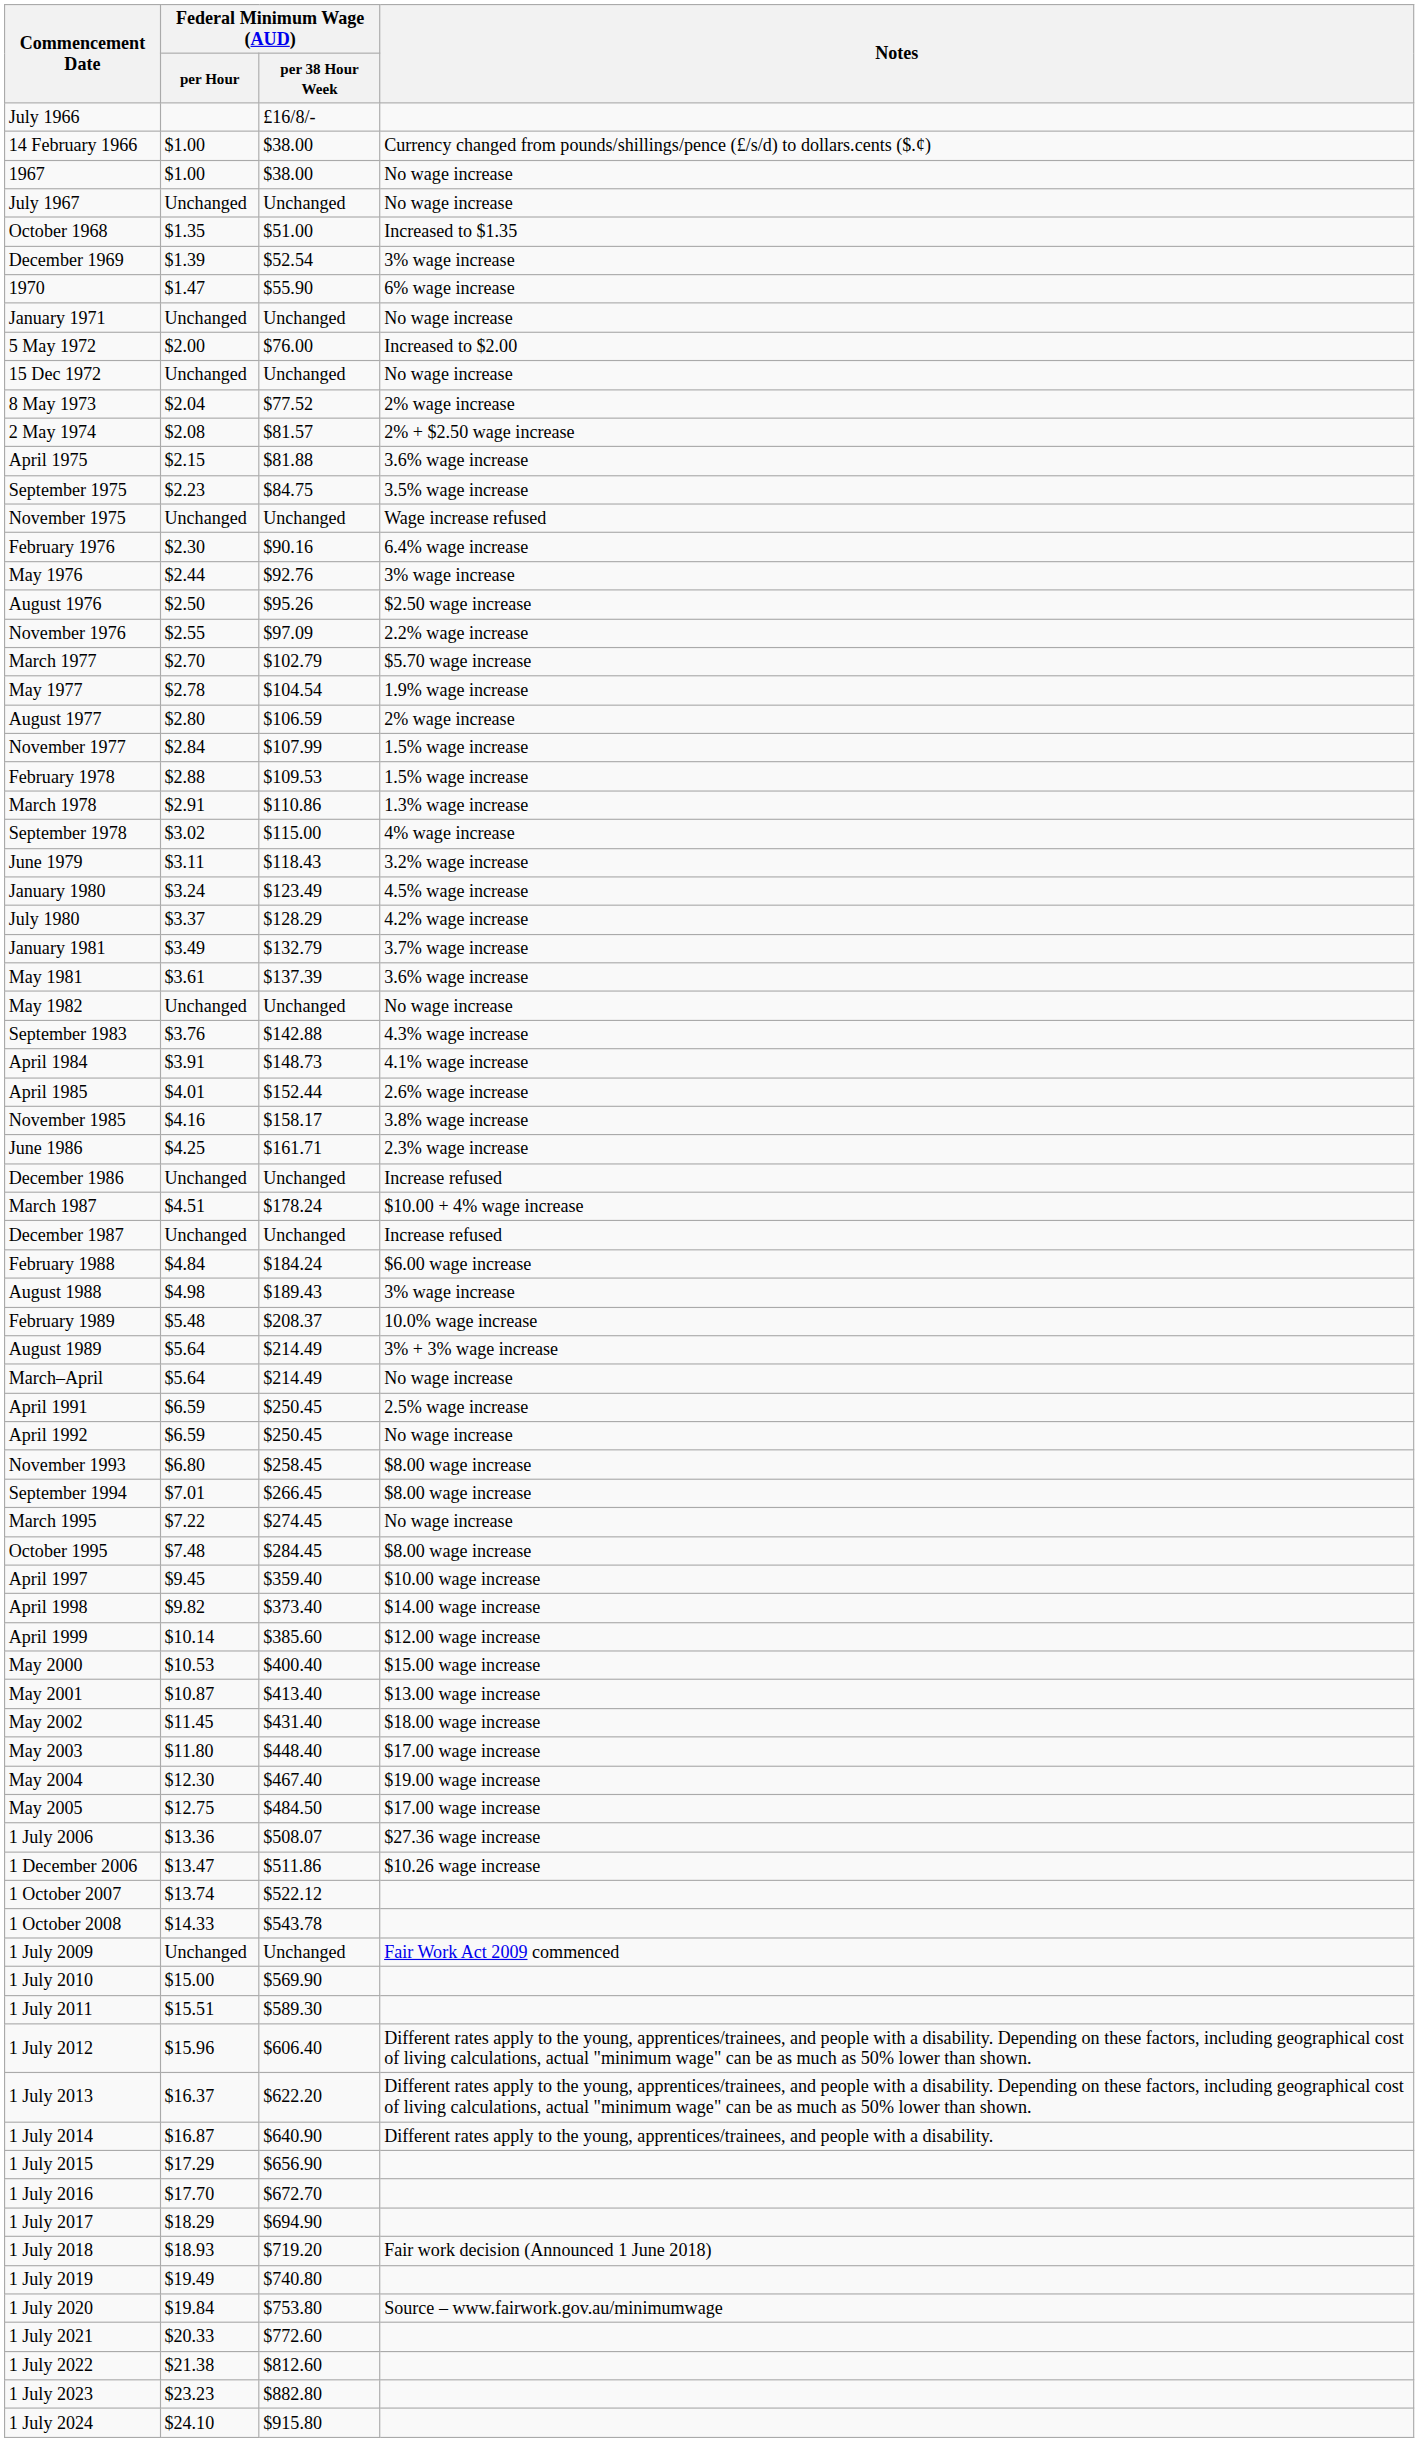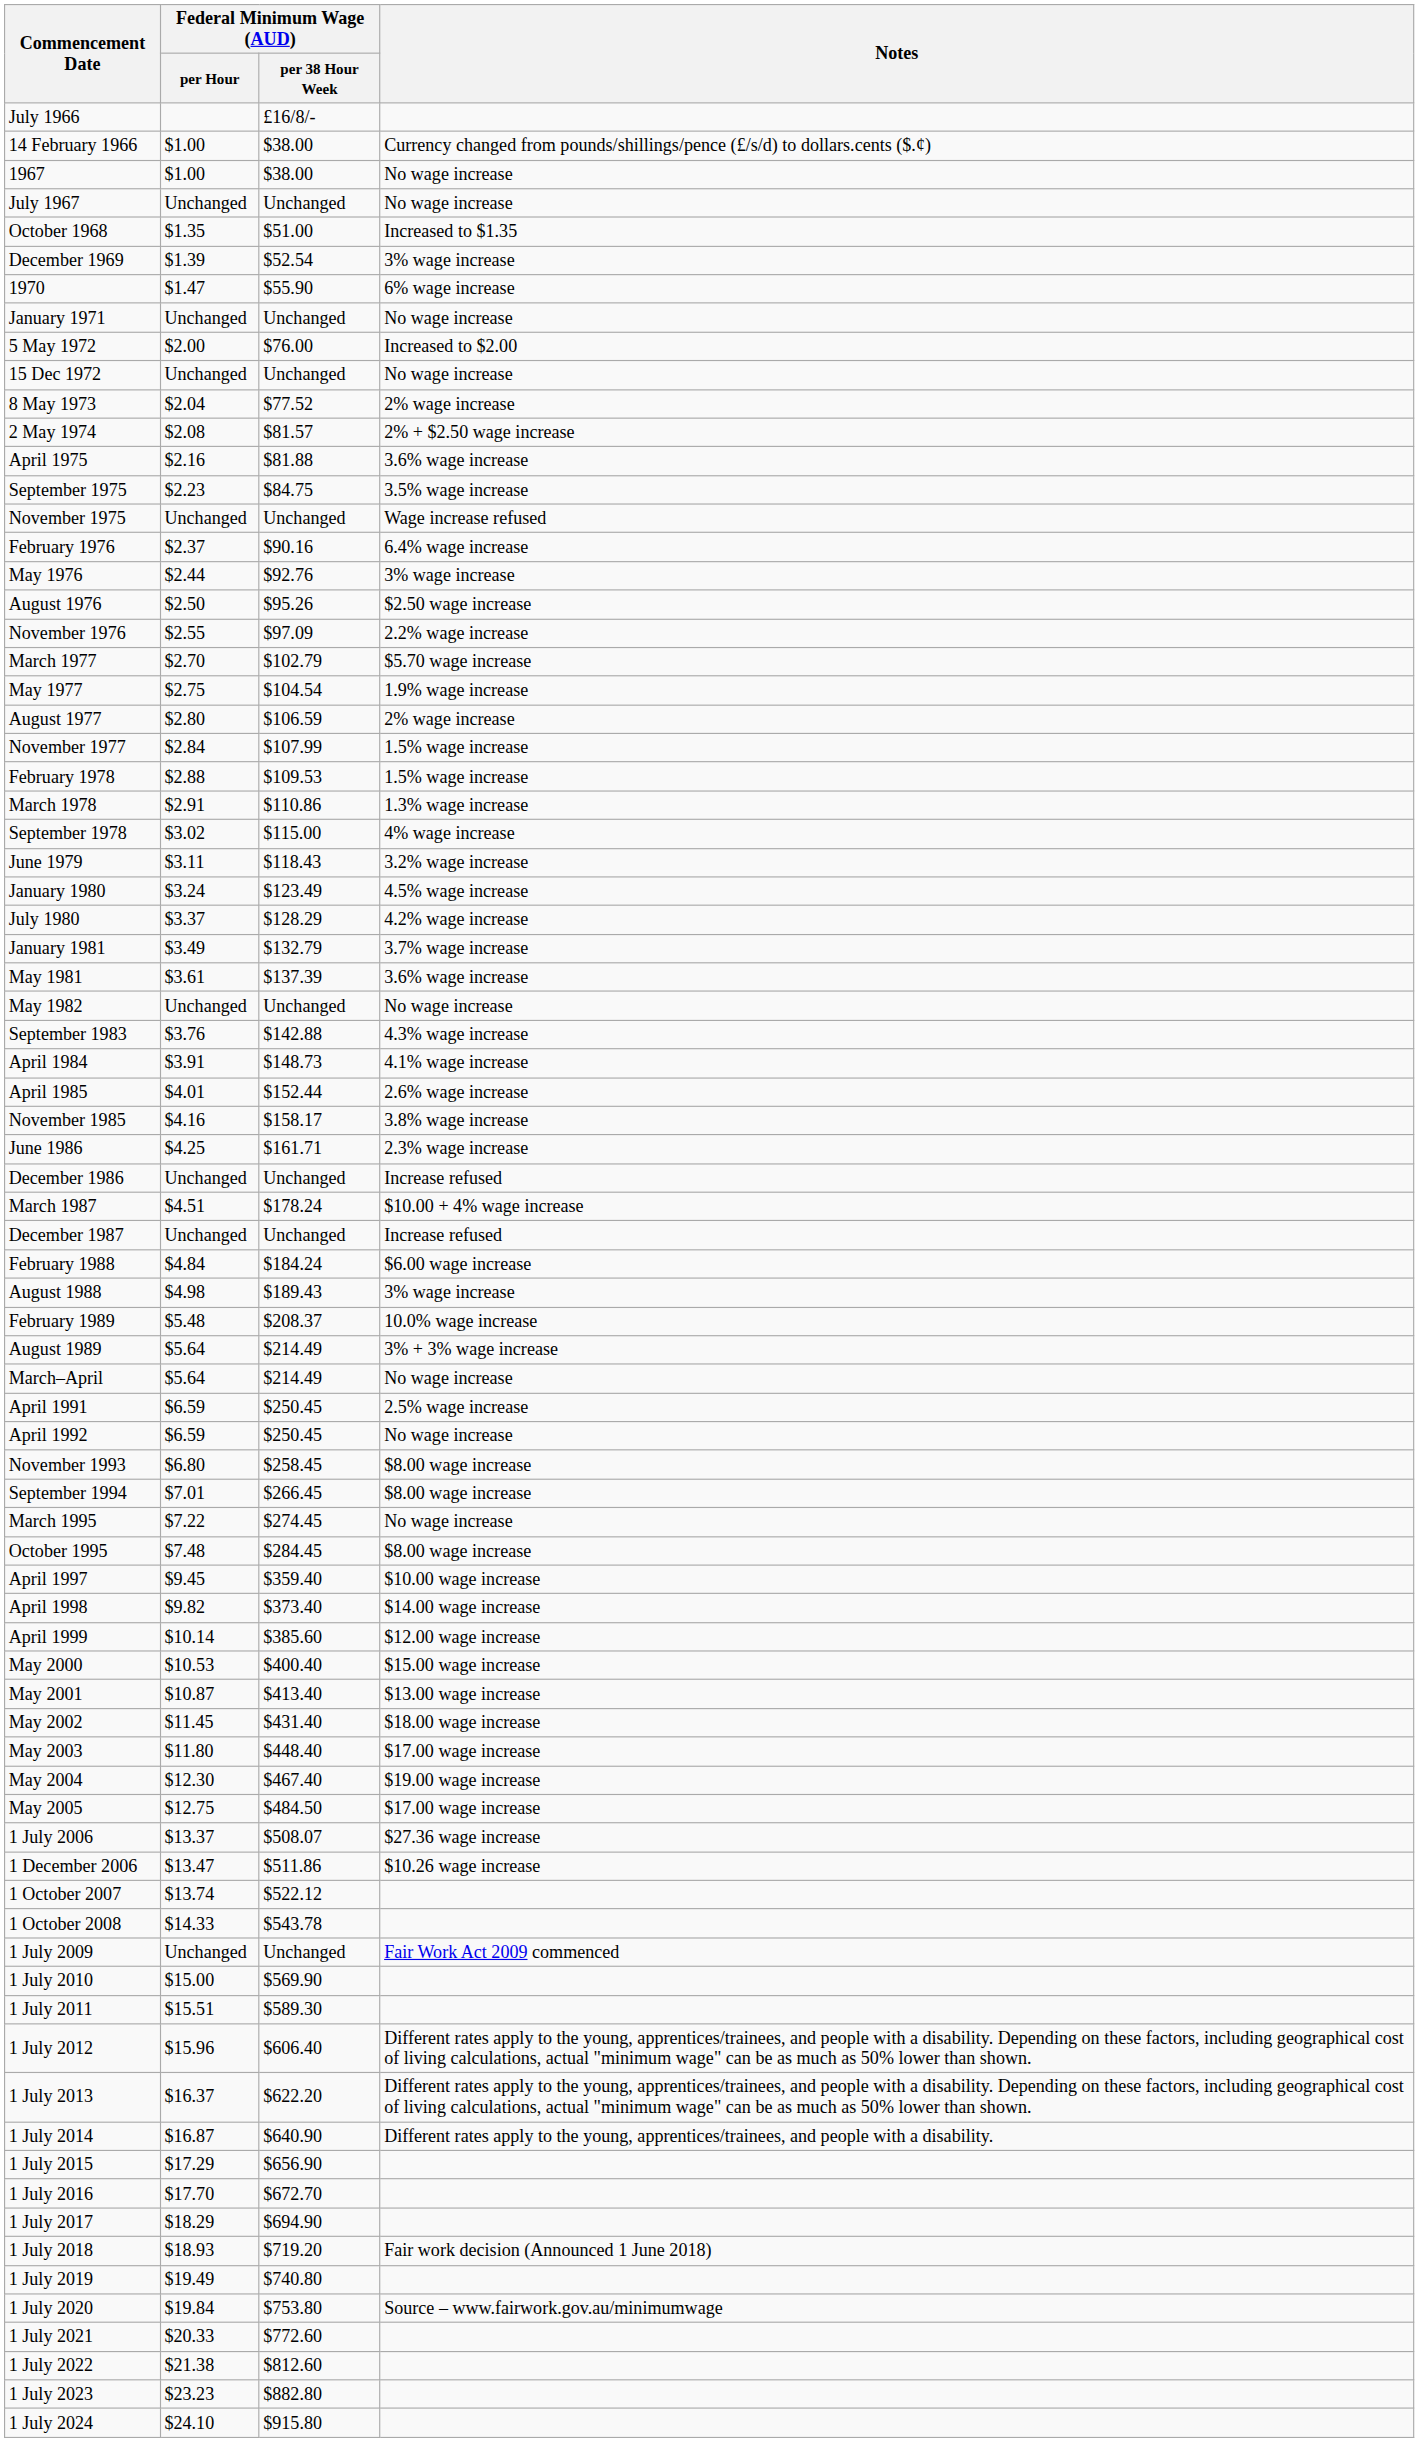(185, 460) $2.15 -> (185, 460) $2.16
(185, 546) $2.30 -> (185, 546) $2.37
(185, 690) $2.78 -> (185, 690) $2.75
(189, 1837) $13.36 -> (189, 1837) $13.37
